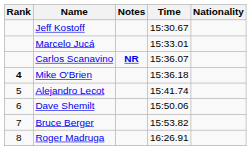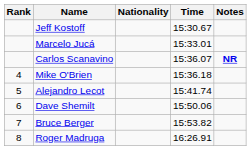columns swapped: (218, 12) <-> (132, 12)
(19, 75) bold -> (19, 75) normal
